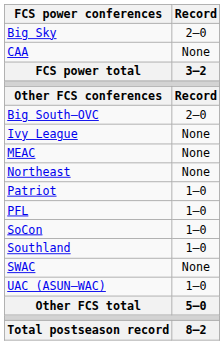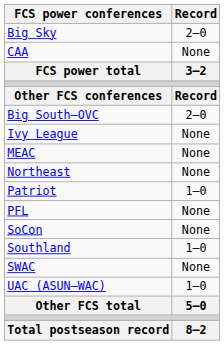(196, 210) 1–0 -> (196, 210) None
(196, 229) 1–0 -> (196, 229) None
